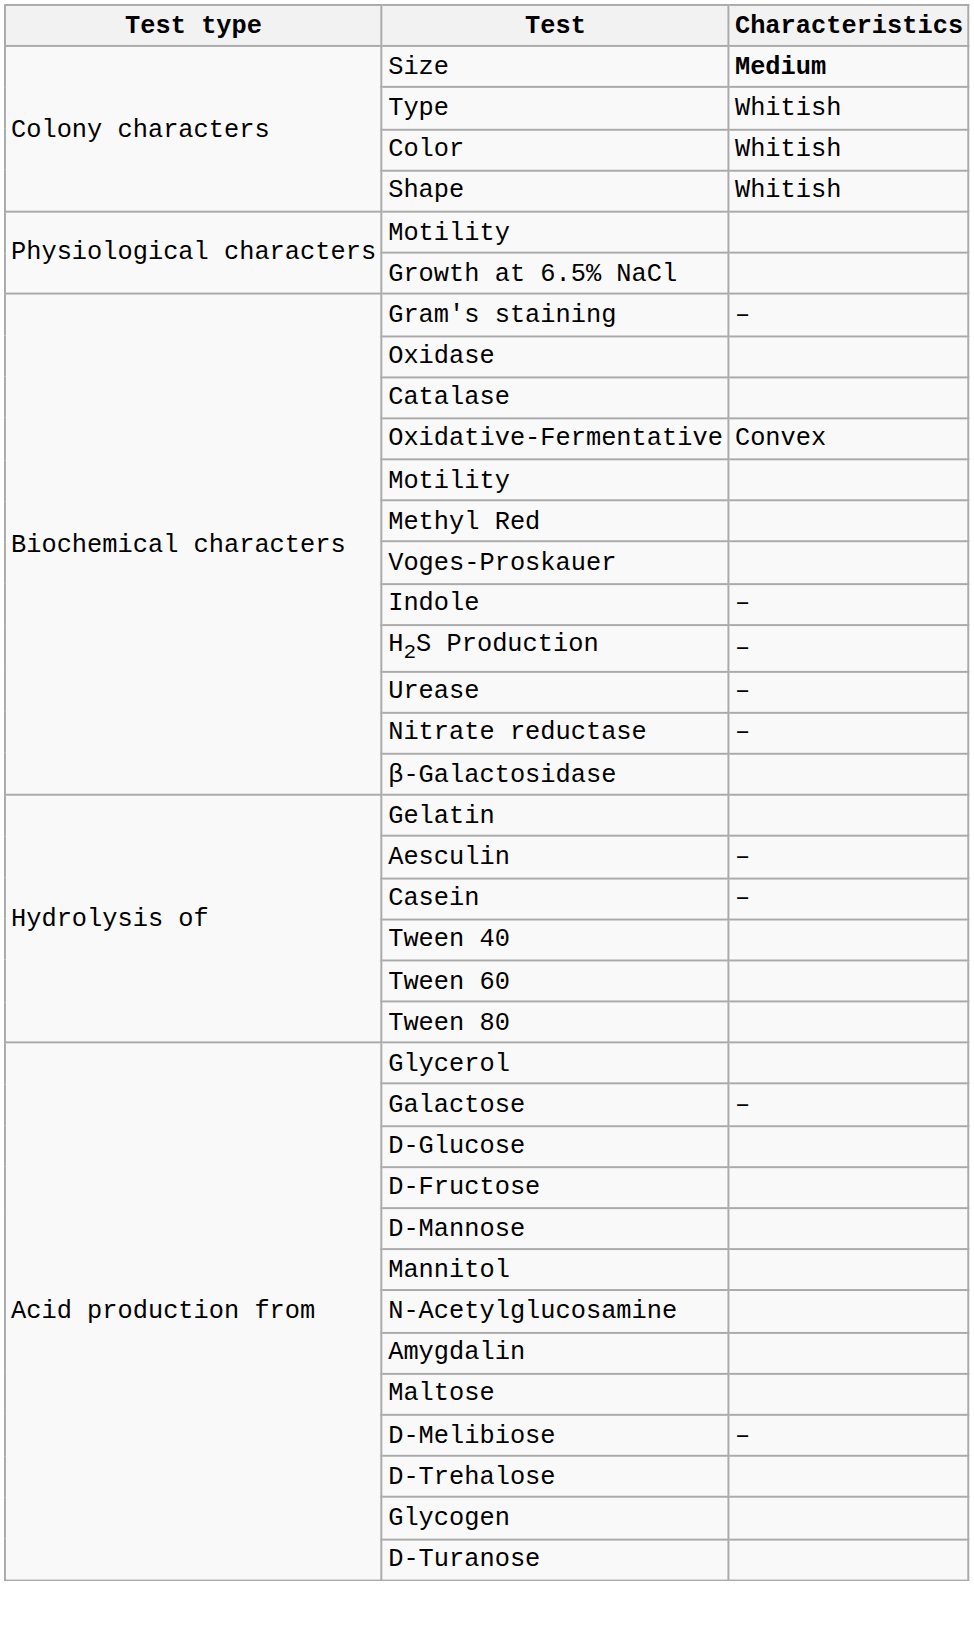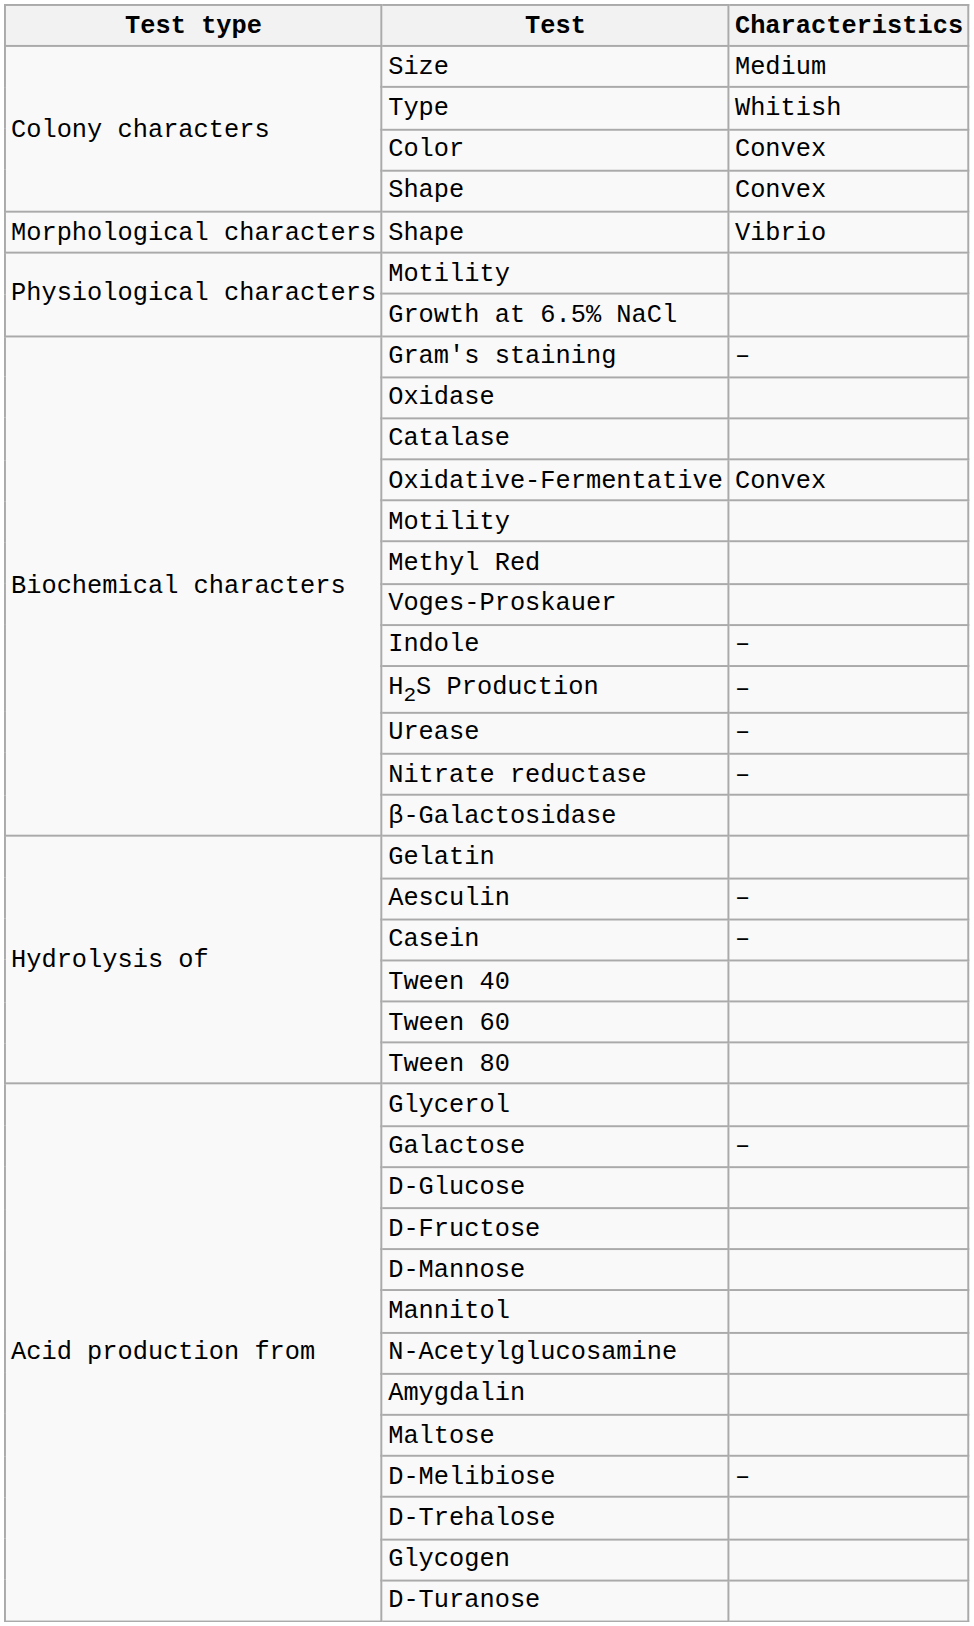(781, 67) bold -> (781, 67) normal
(788, 150) Whitish -> (781, 150) Convex
(788, 191) Whitish -> (781, 191) Convex
+ row: (194, 232)
